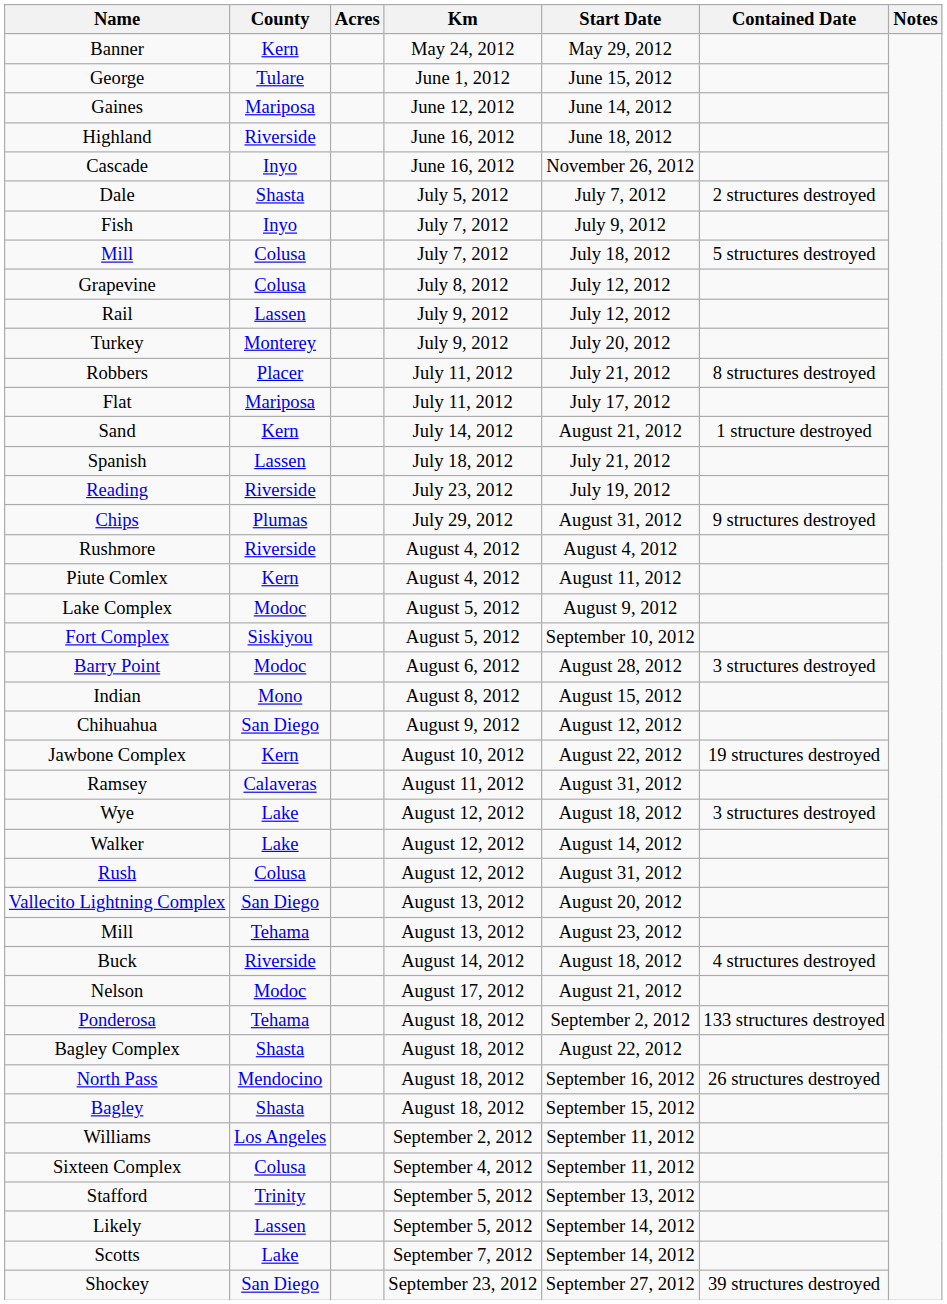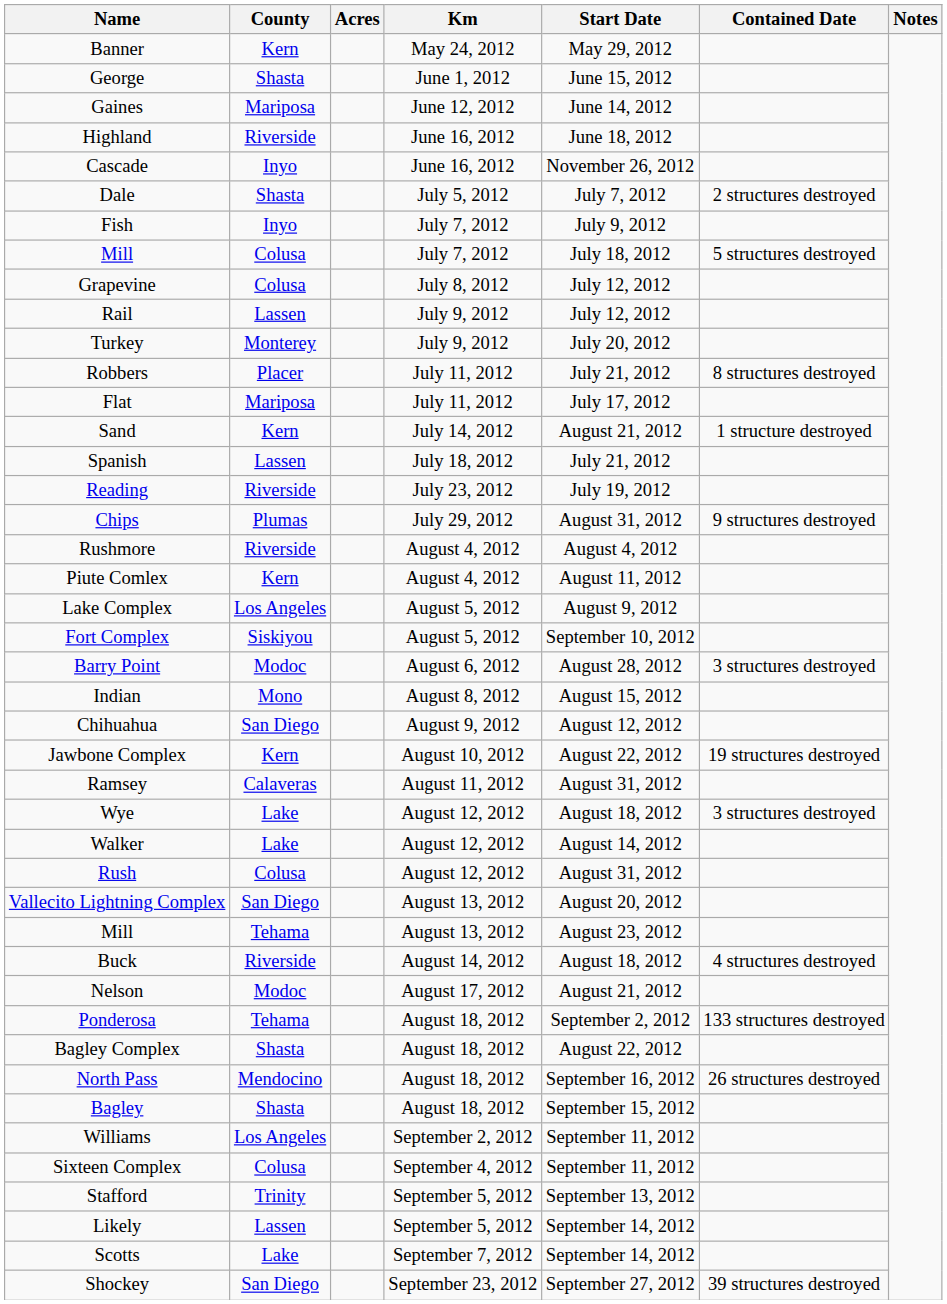(280, 78) Tulare -> (280, 78) Shasta
(280, 607) Modoc -> (280, 607) Los Angeles
